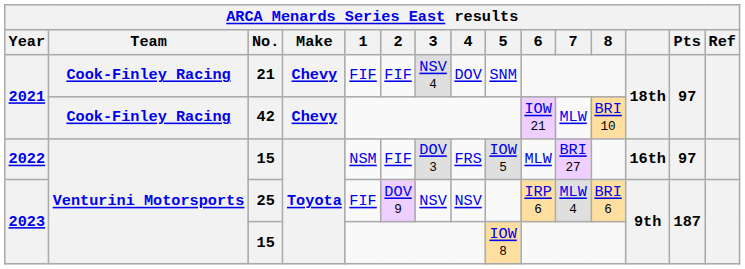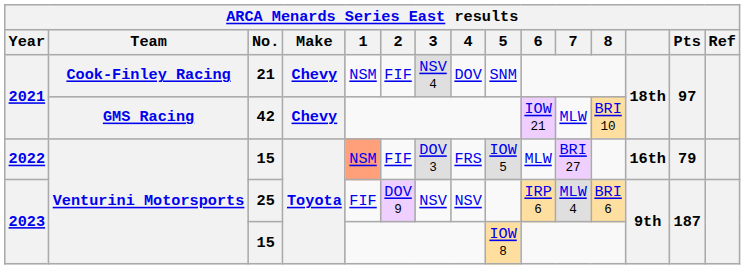(363, 75) FIF -> (363, 75) NSM
(149, 117) Cook-Finley Racing -> (149, 117) GMS Racing
(363, 159) no background -> (363, 159) lightsalmon background
(687, 159) 97 -> (687, 159) 79
